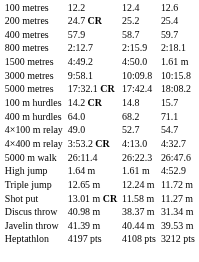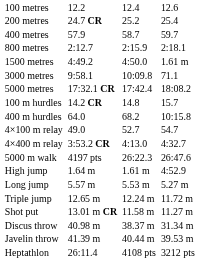(176, 75) 10:15.8 -> (170, 75) 71.1
(170, 116) 71.1 -> (176, 116) 10:15.8
(83, 157) 26:11.4 -> (85, 157) 4197 pts
+ row: (27, 184)
(85, 239) 4197 pts -> (83, 253) 26:11.4
